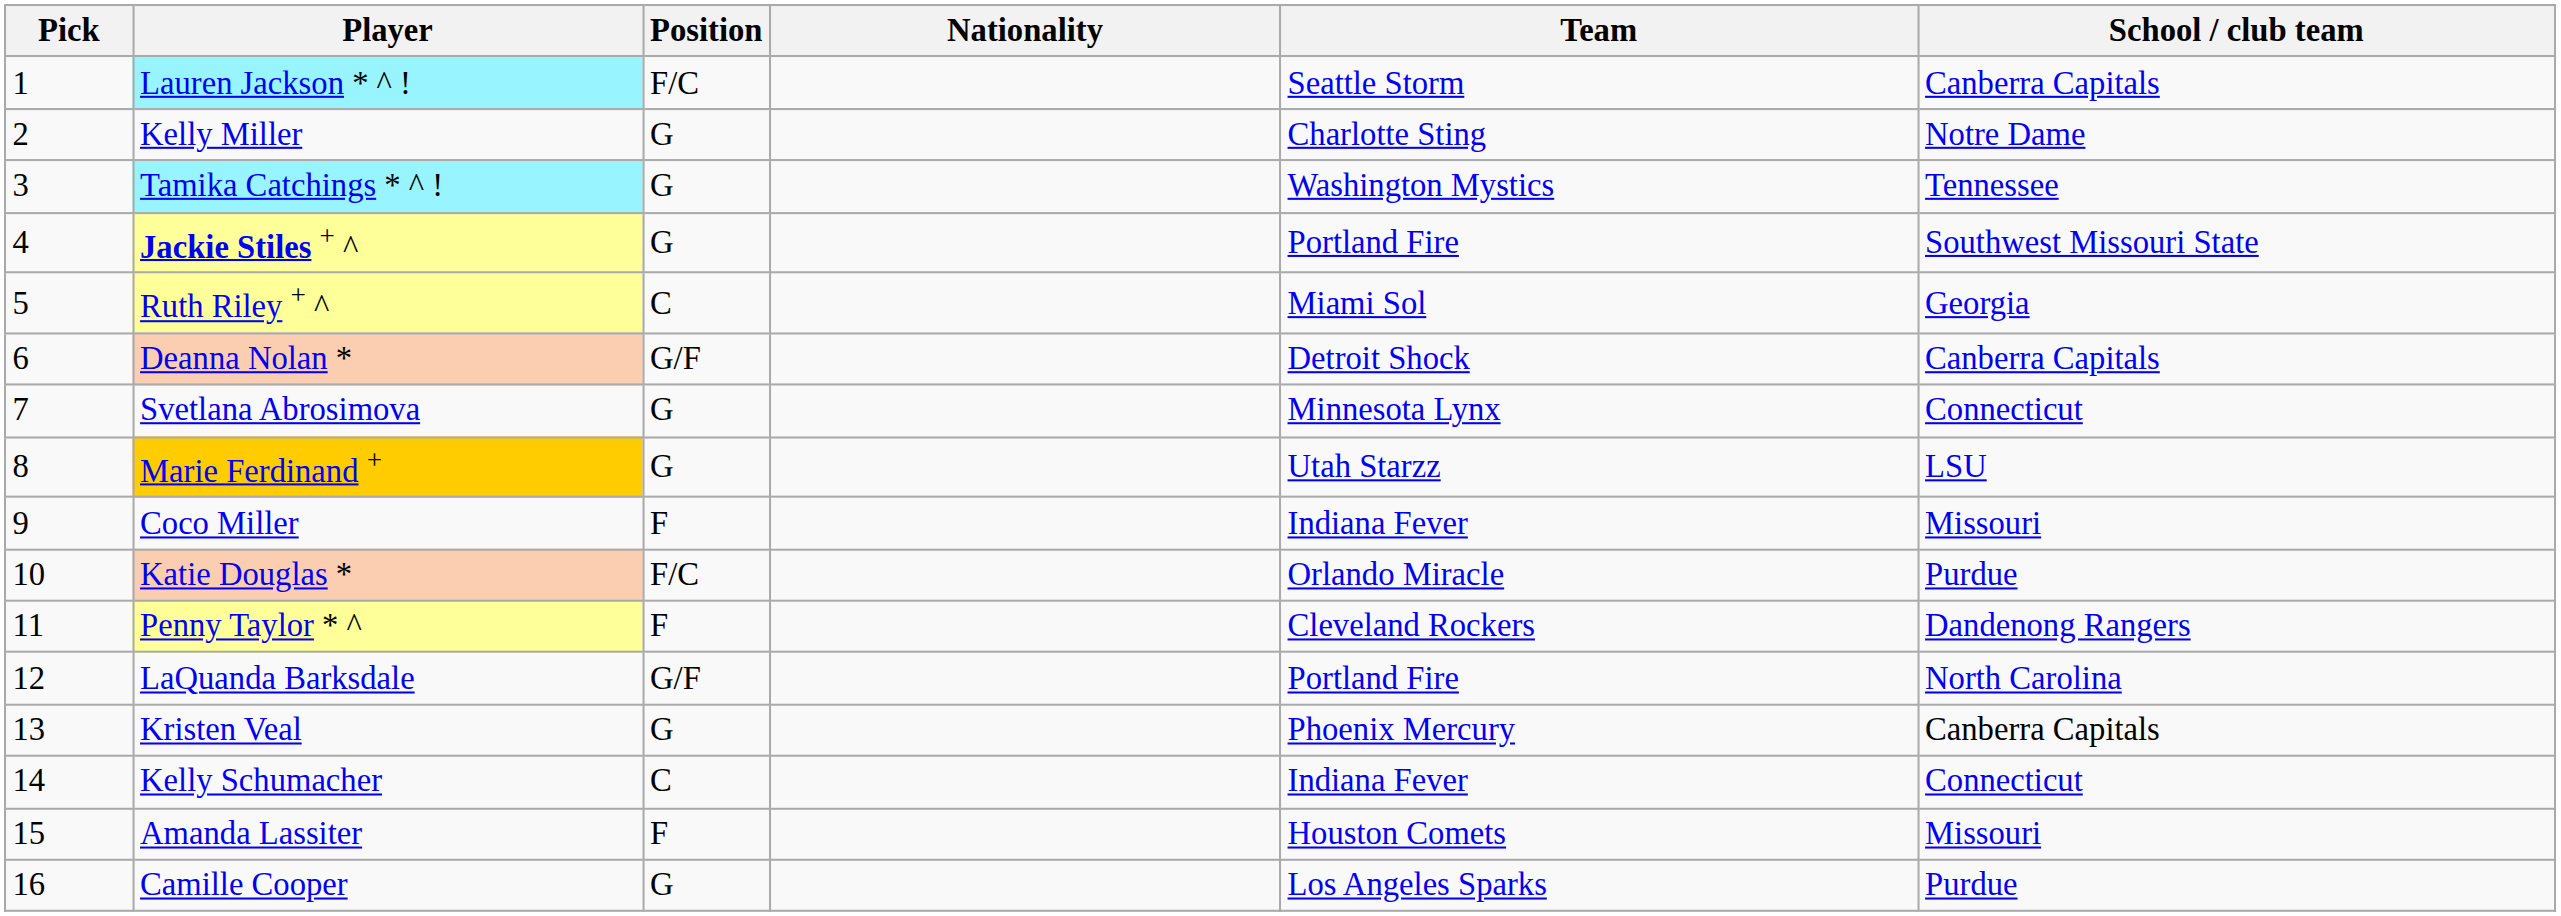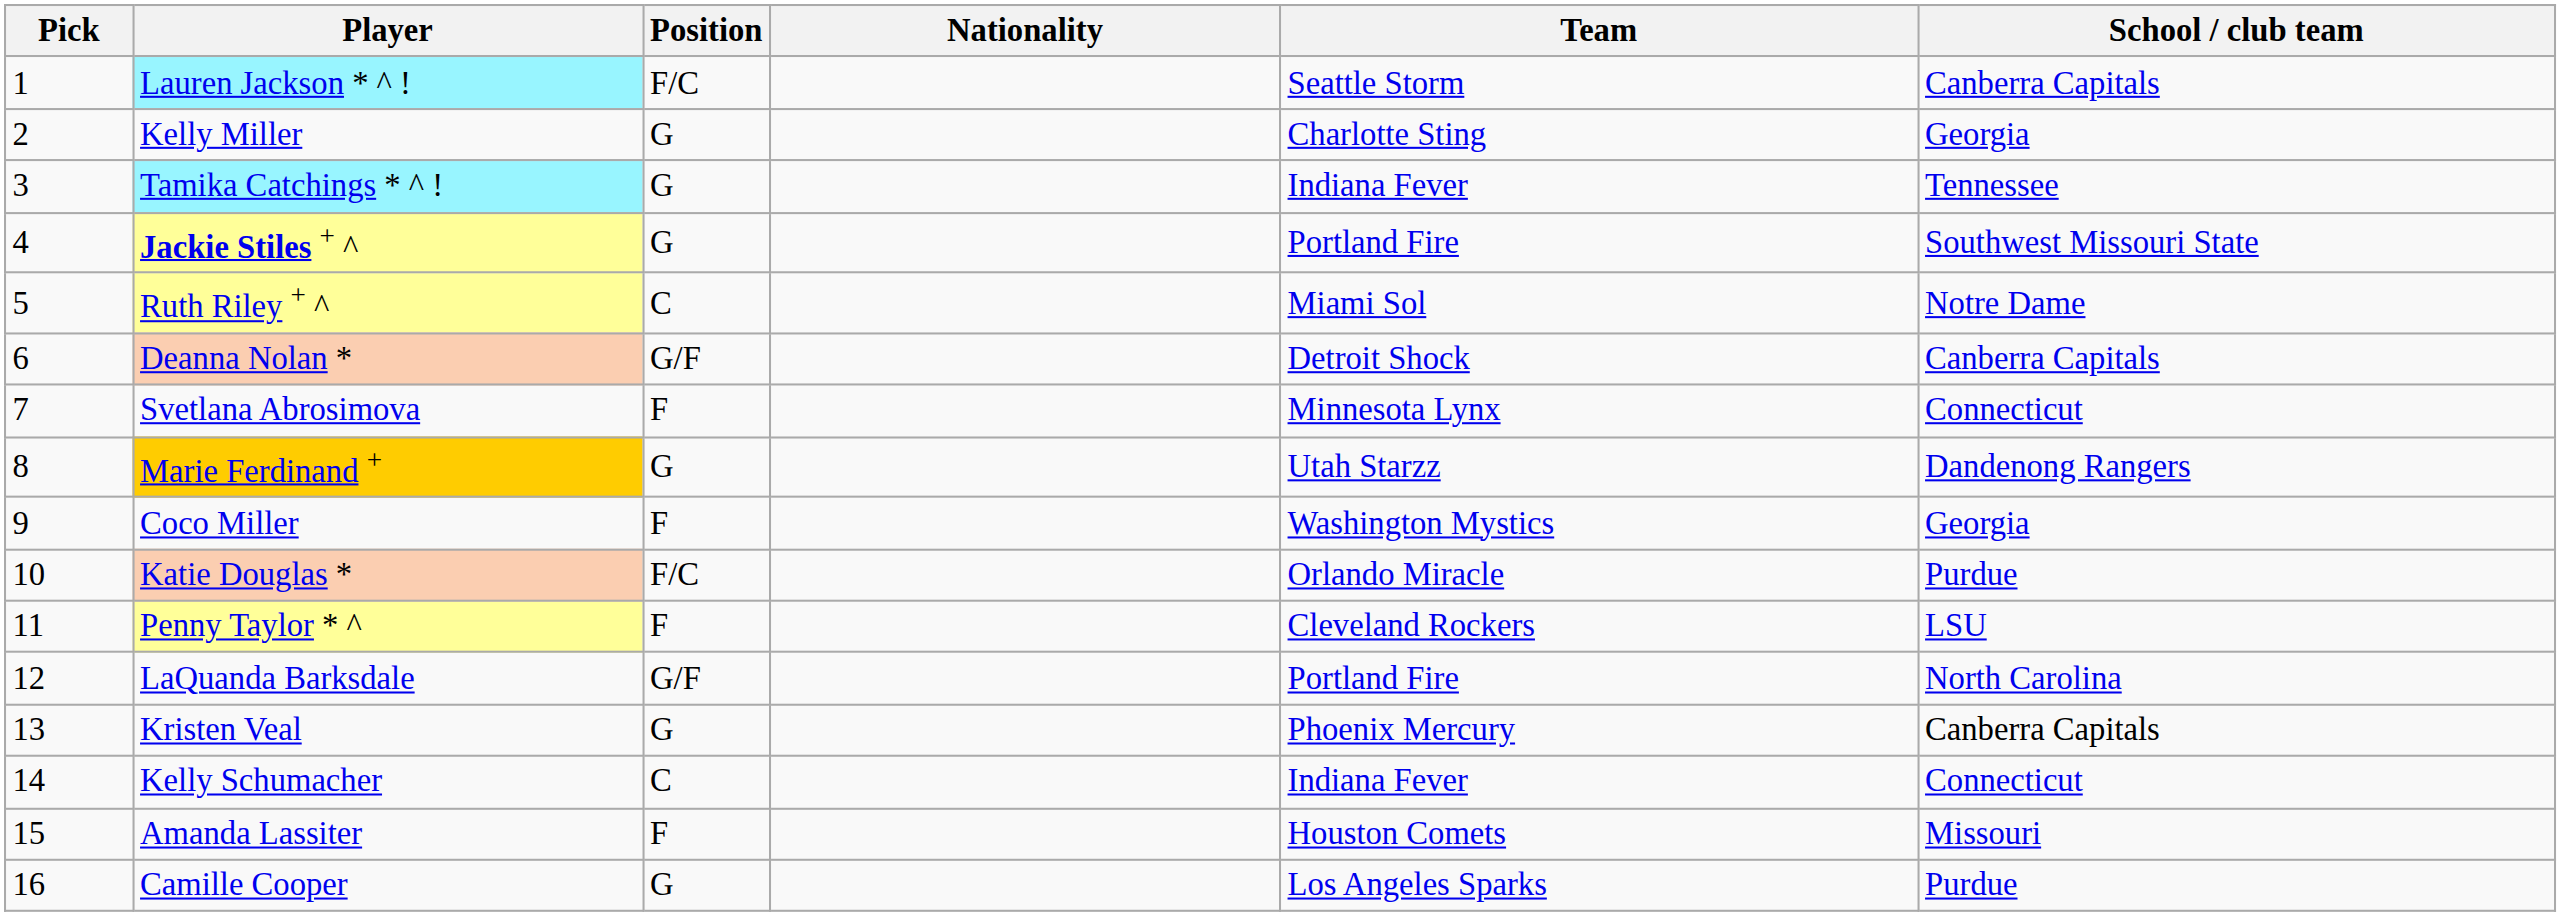(2005, 133) Notre Dame -> (1977, 133) Georgia
(1421, 185) Washington Mystics -> (1378, 185) Indiana Fever
(1977, 302) Georgia -> (2005, 302) Notre Dame
(662, 410) G -> (659, 410) F
(1956, 466) LSU -> (2058, 466) Dandenong Rangers
(1378, 522) Indiana Fever -> (1421, 522) Washington Mystics
(1983, 522) Missouri -> (1977, 522) Georgia
(2058, 626) Dandenong Rangers -> (1956, 626) LSU
